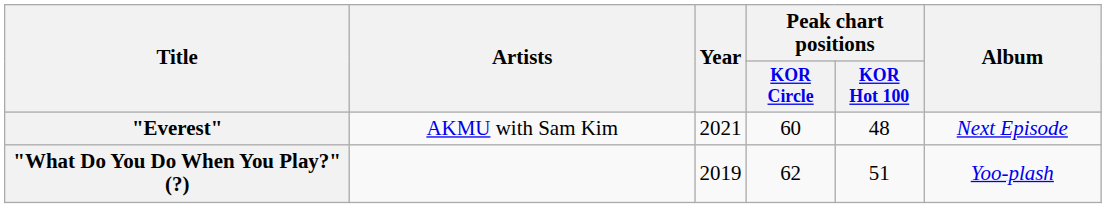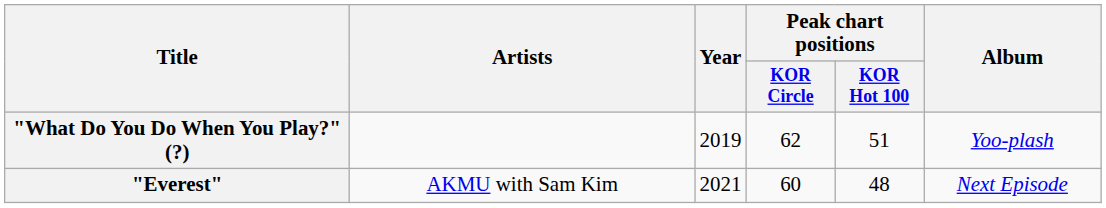rows swapped: (177, 173) <-> (177, 128)
